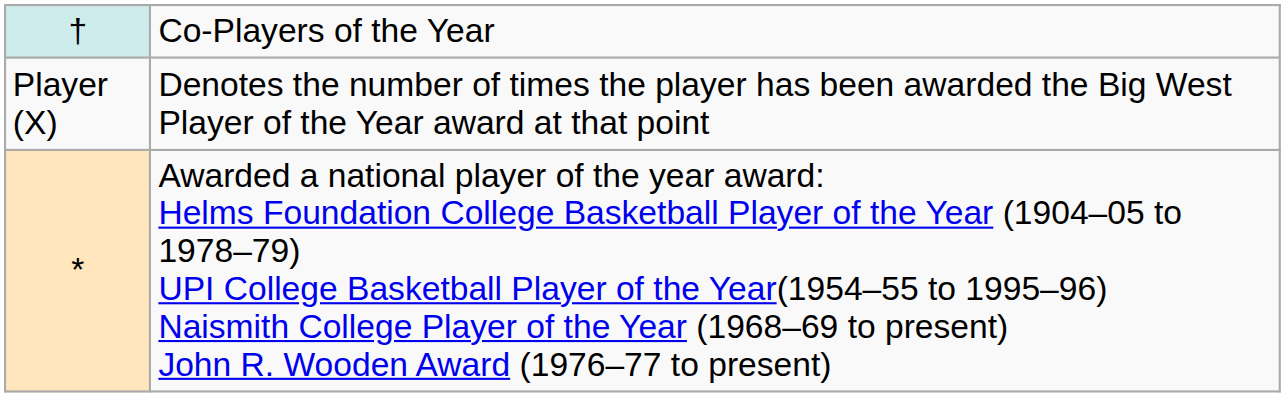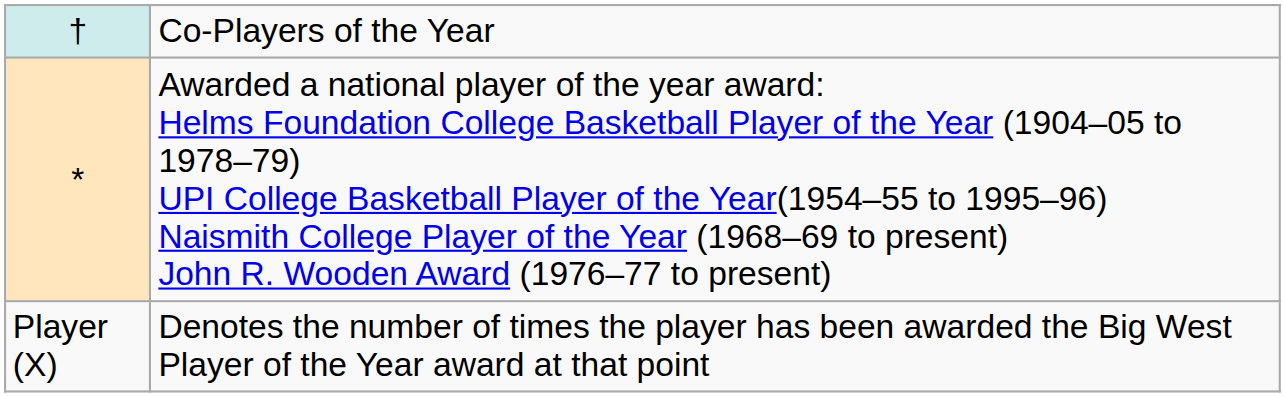rows swapped: (78, 270) <-> (60, 103)
